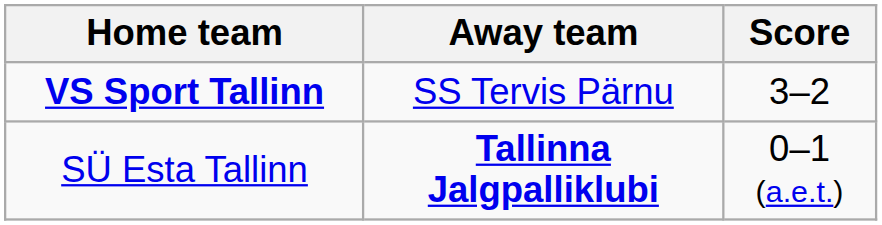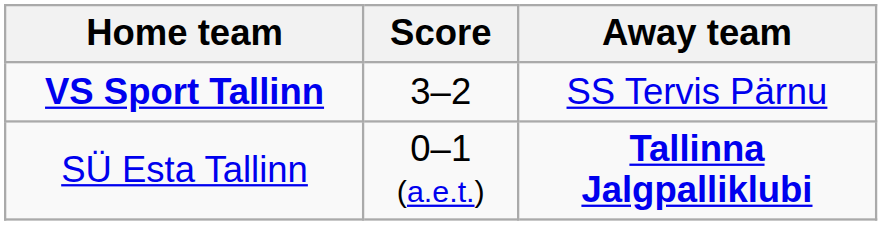columns swapped: (800, 33) <-> (543, 33)
